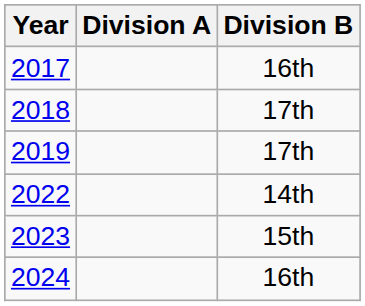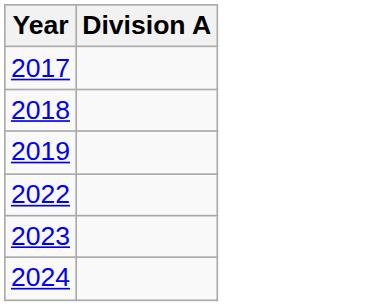- column: (288, 25)
